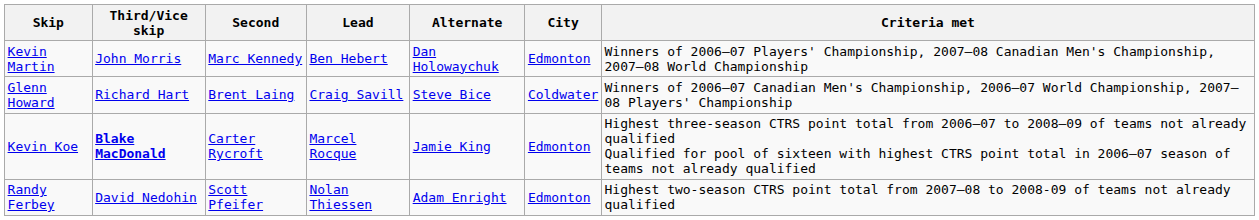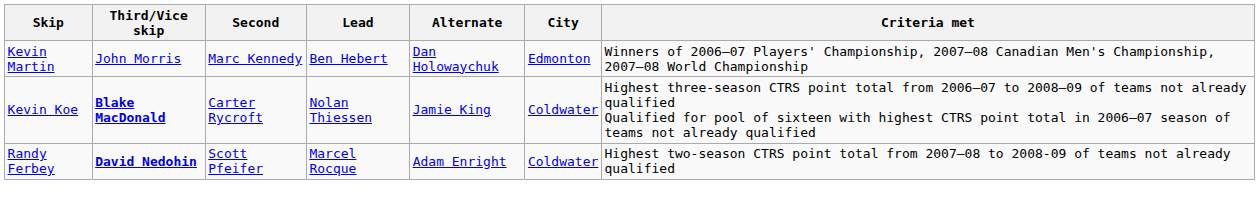- row: (31, 95)
(333, 146) Marcel Rocque -> (341, 110) Nolan Thiessen
(559, 146) Edmonton -> (563, 110) Coldwater
(146, 197) normal -> (146, 161) bold
(341, 197) Nolan Thiessen -> (333, 161) Marcel Rocque
(559, 197) Edmonton -> (563, 161) Coldwater
